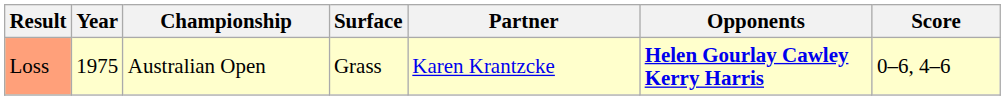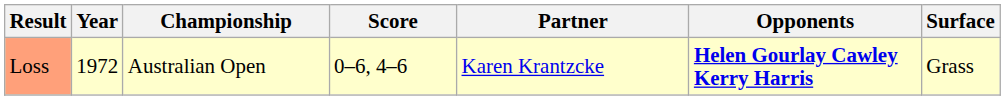columns swapped: (368, 21) <-> (936, 21)
(97, 66) 1975 -> (97, 66) 1972
